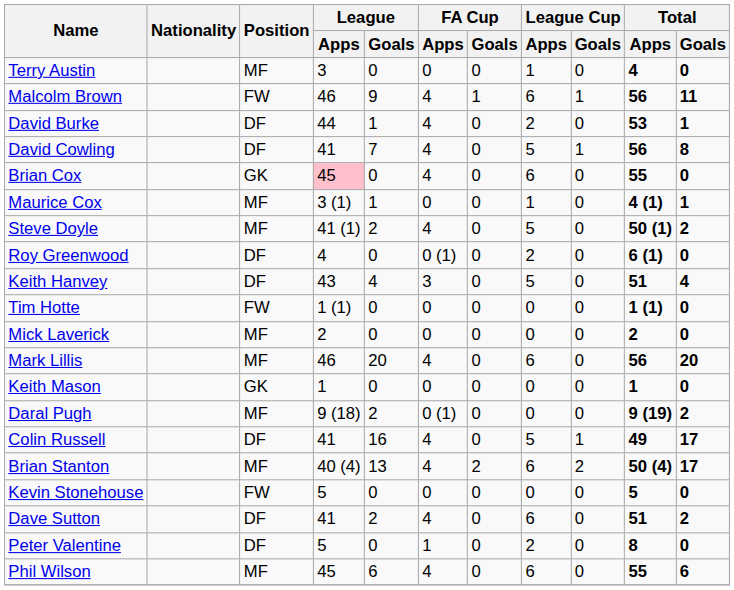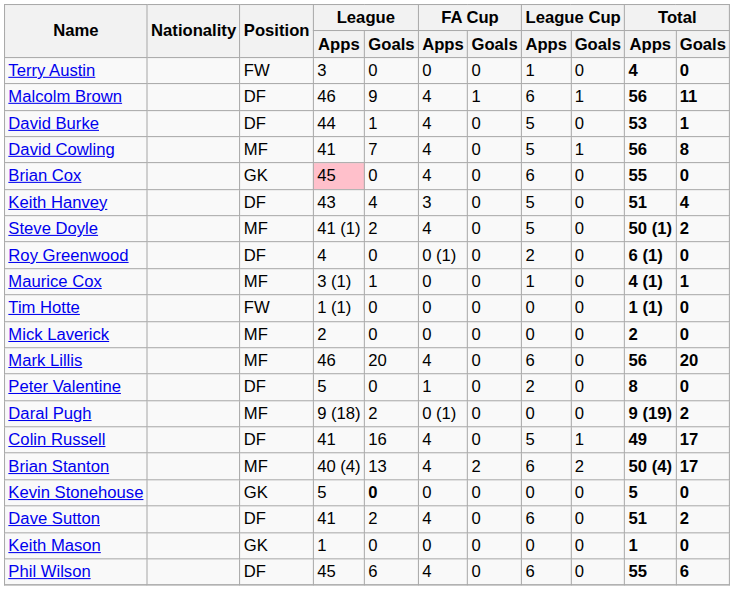(256, 70) MF -> (257, 70) FW
(257, 96) FW -> (255, 96) DF
(530, 123) 2 -> (530, 123) 5
(255, 149) DF -> (256, 149) MF
rows swapped: (55, 202) <-> (58, 281)
rows swapped: (55, 387) <-> (65, 545)
(257, 492) FW -> (256, 492) GK
(373, 492) normal -> (373, 492) bold
(256, 571) MF -> (255, 571) DF
